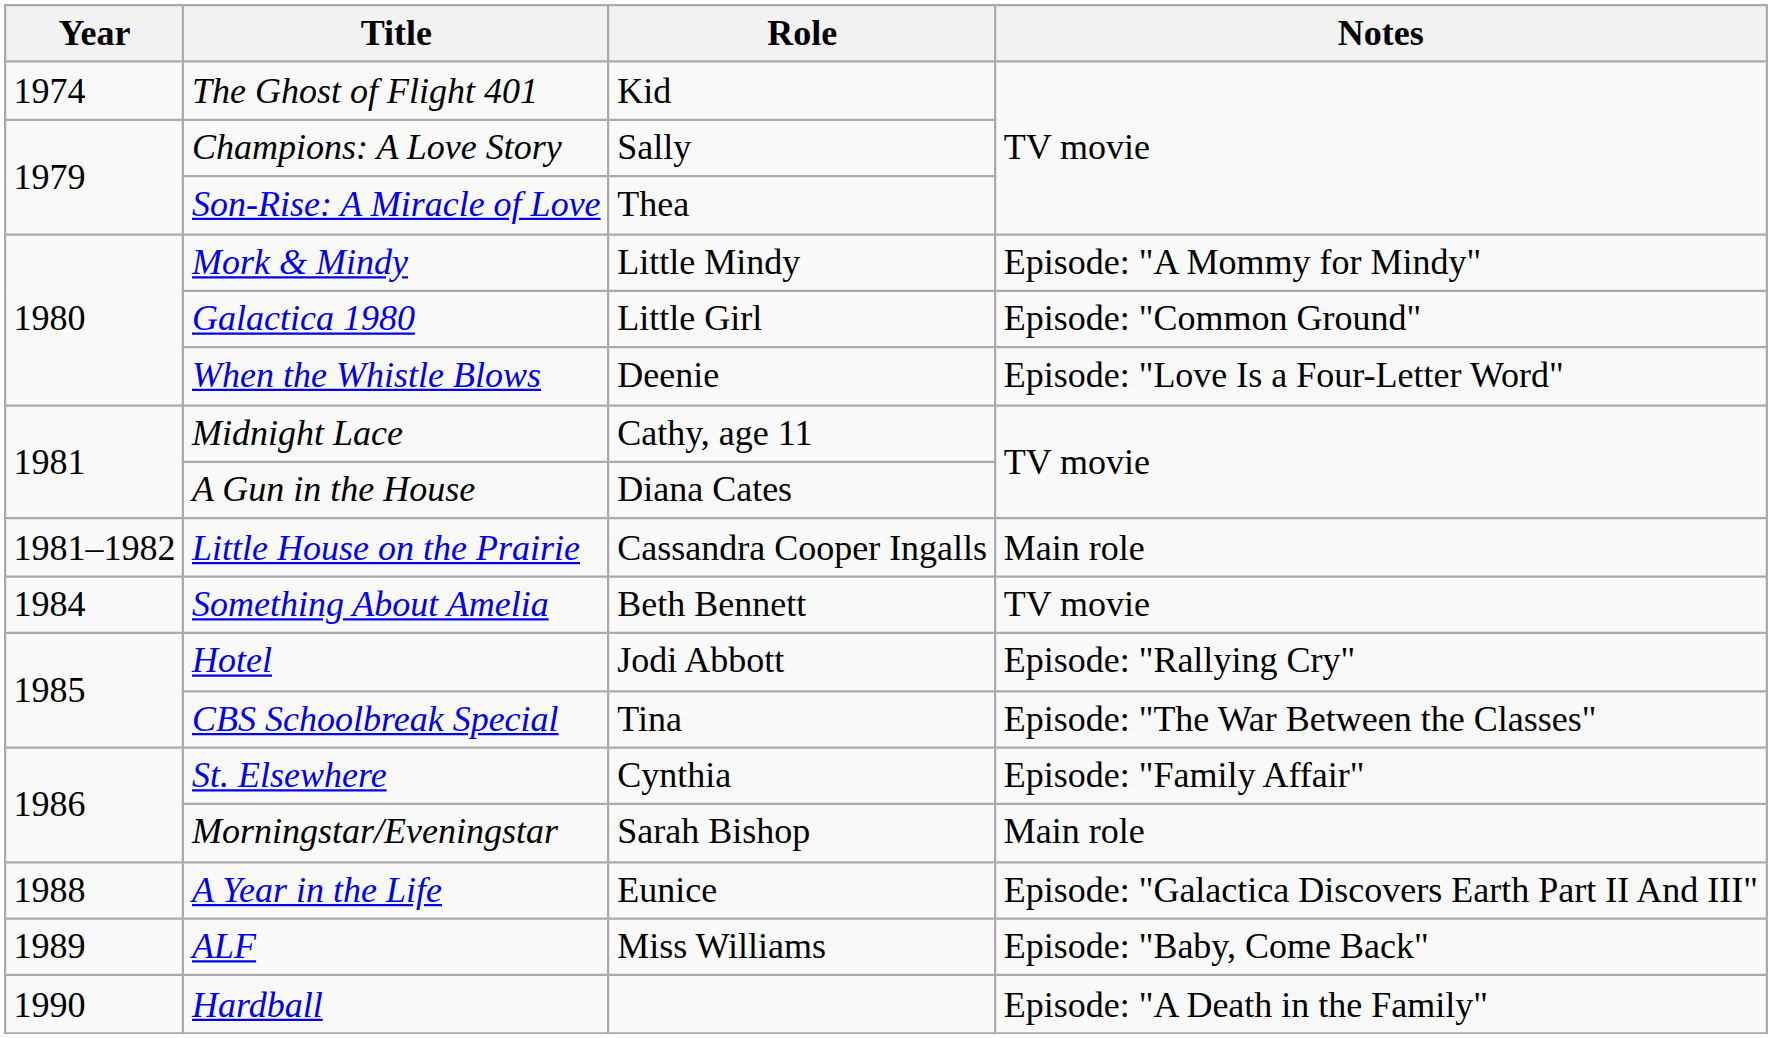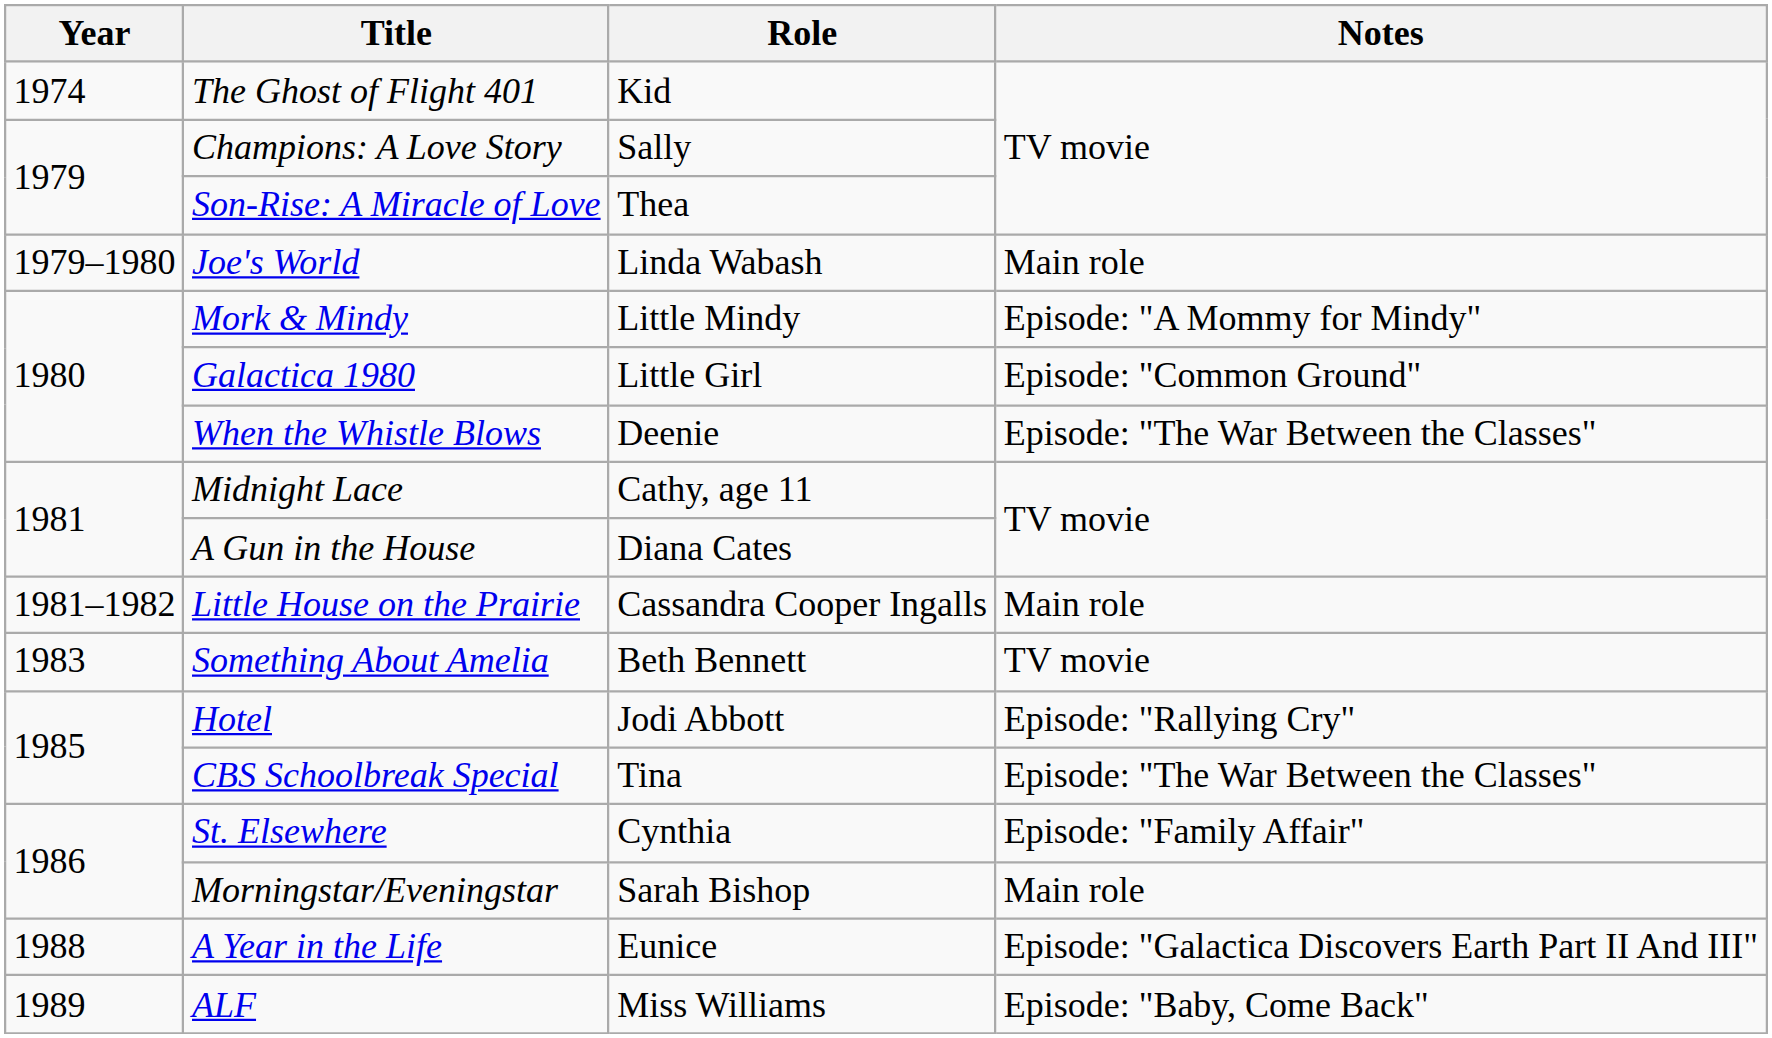+ row: (276, 261)
(1284, 375) Episode: "Love Is a Four-Letter Word" -> (1300, 432) Episode: "The War Between the Classes"
(49, 603) 1984 -> (49, 661) 1983
- row: (257, 1003)
